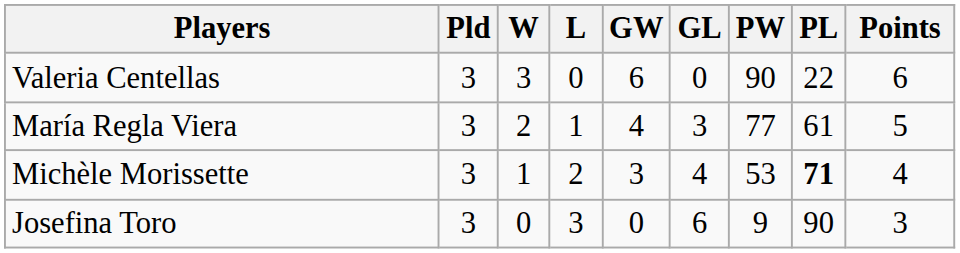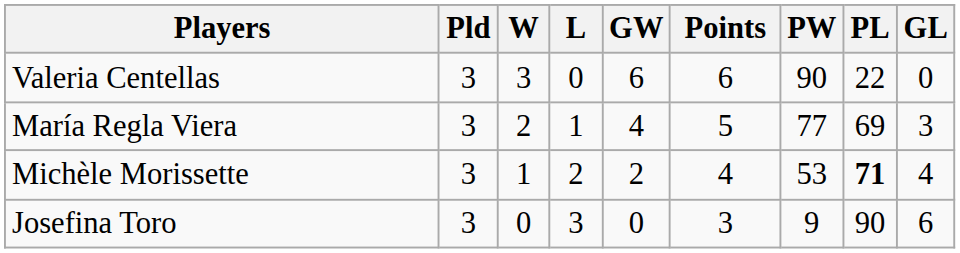columns swapped: (700, 28) <-> (900, 28)
(819, 125) 61 -> (870, 125) 69
(636, 174) 3 -> (636, 174) 2
